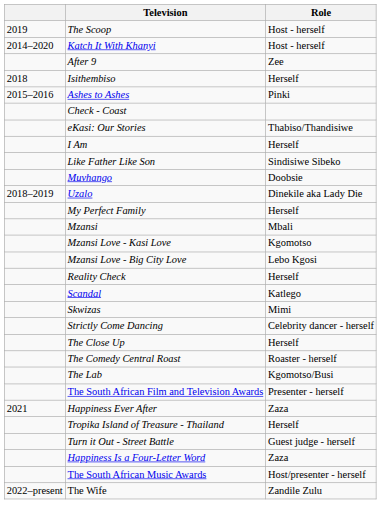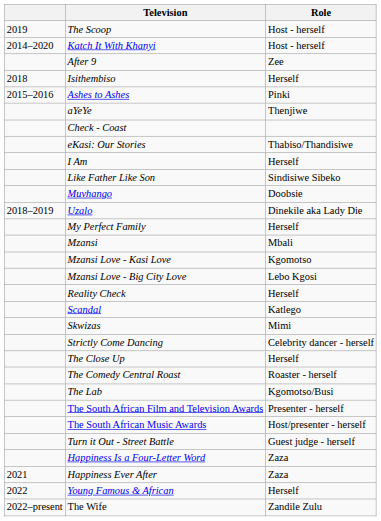+ row: (80, 111)
rows swapped: (137, 474) <-> (112, 408)
- row: (146, 425)
+ row: (121, 491)
